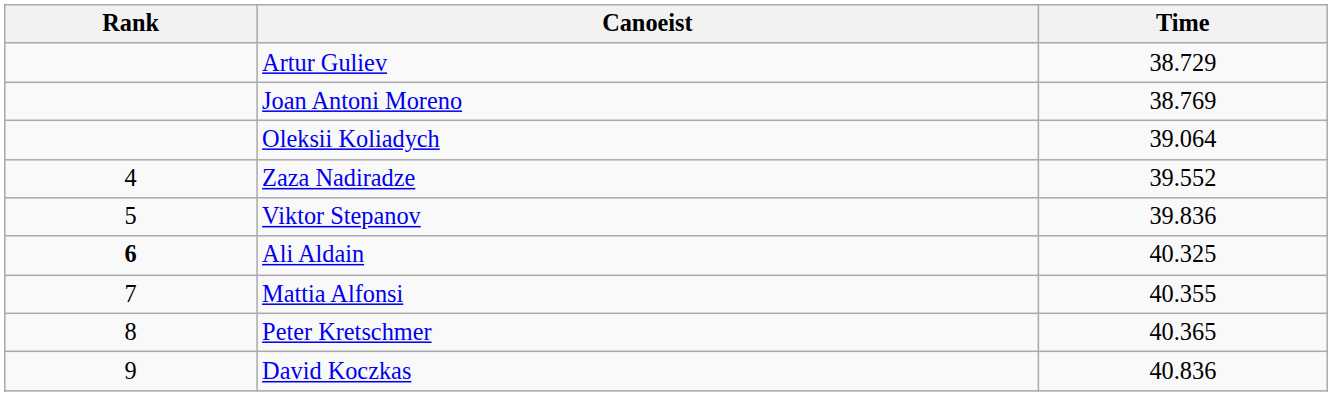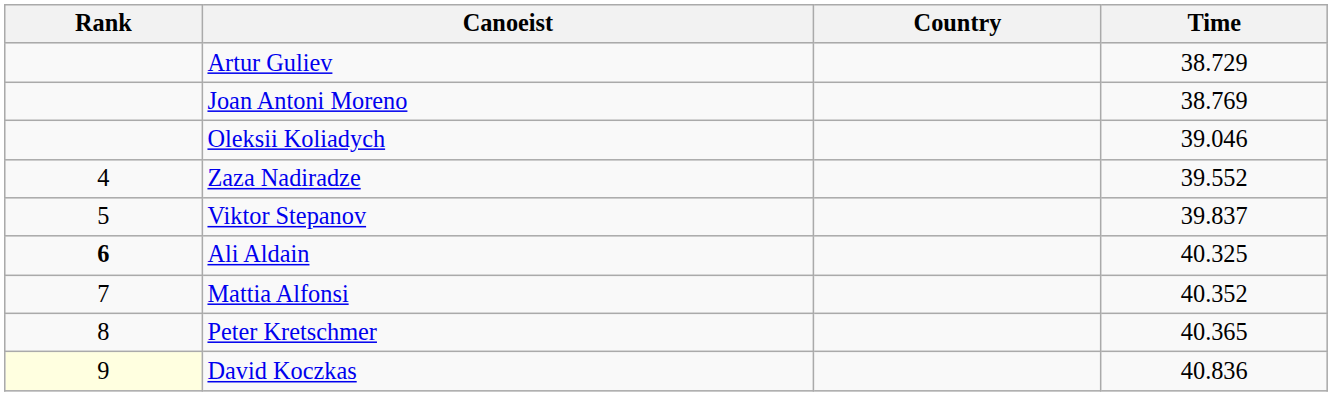+ column: (958, 23)
(1183, 139) 39.064 -> (1214, 139) 39.046
(1183, 216) 39.836 -> (1214, 216) 39.837
(1183, 293) 40.355 -> (1214, 293) 40.352
(131, 370) no background -> (103, 370) lightyellow background
